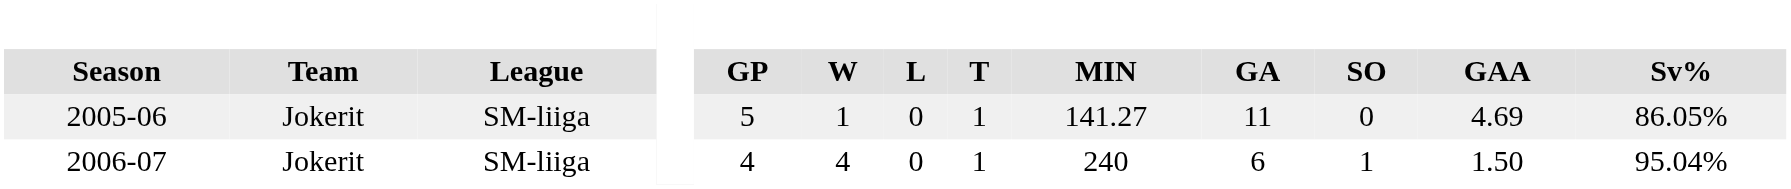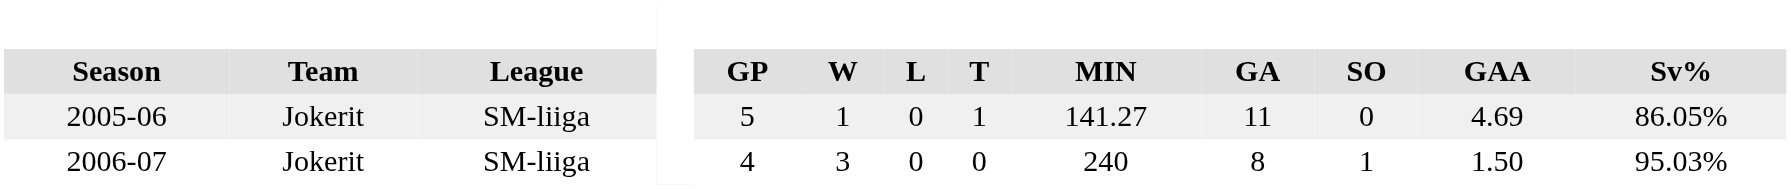(843, 161) 4 -> (843, 161) 3
(979, 161) 1 -> (979, 161) 0
(1258, 161) 6 -> (1258, 161) 8
(1681, 161) 95.04% -> (1681, 161) 95.03%
